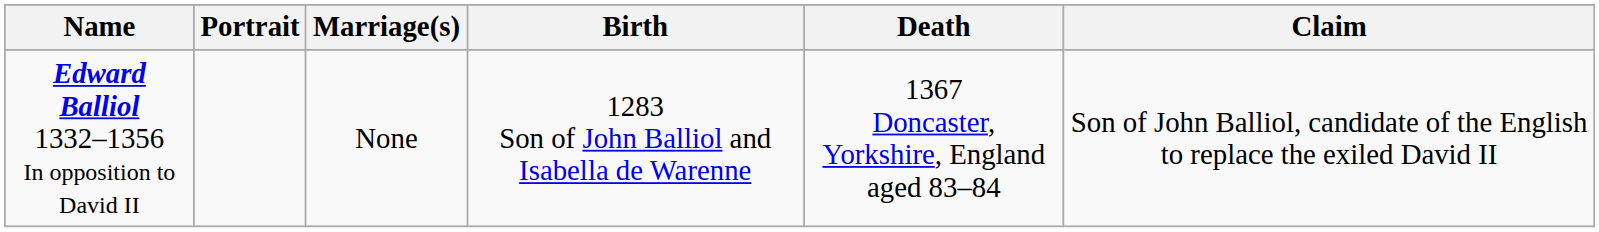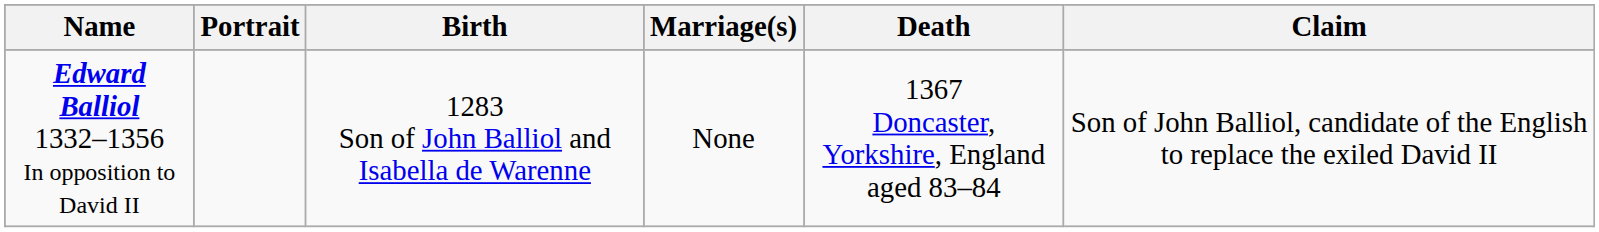columns swapped: (635, 27) <-> (386, 27)
